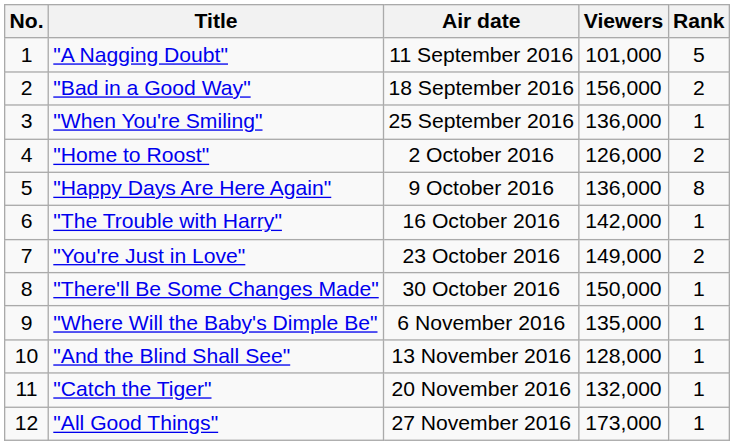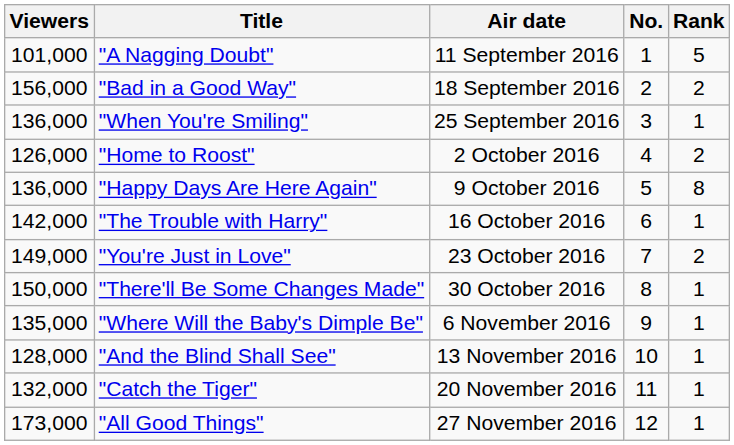columns swapped: (27, 21) <-> (623, 21)
